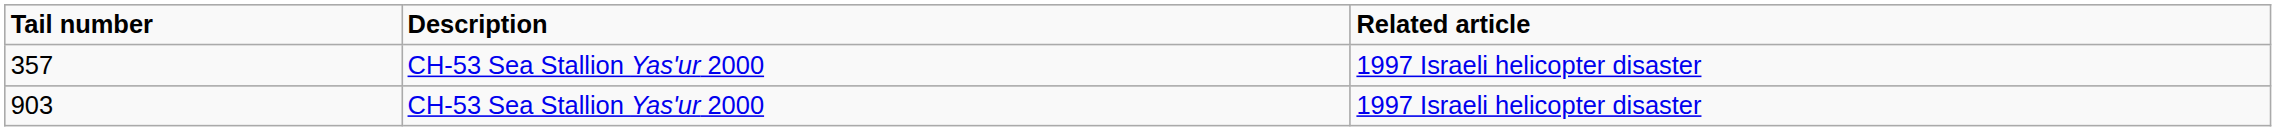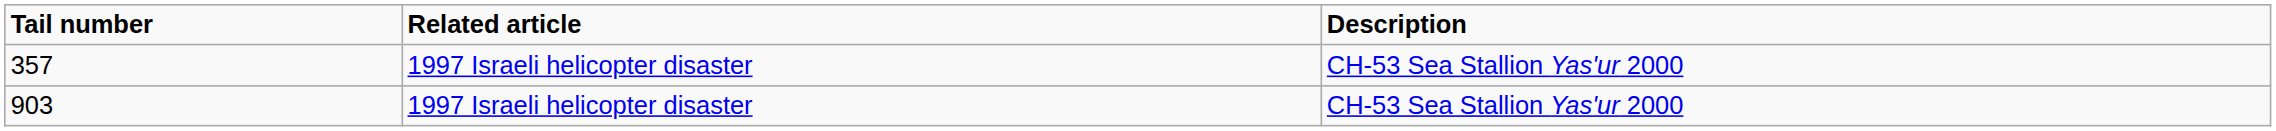columns swapped: (478, 24) <-> (1443, 24)
